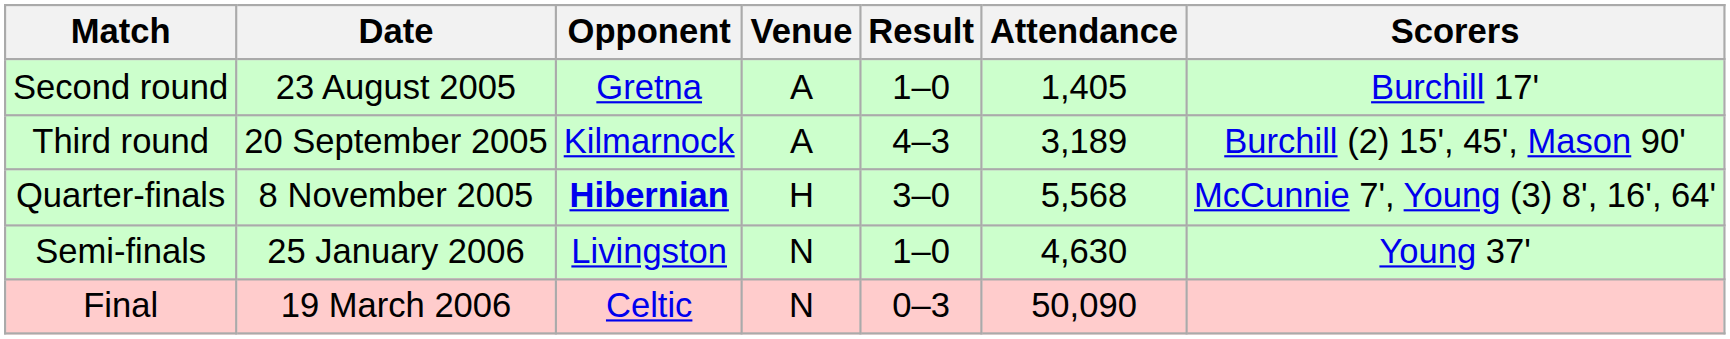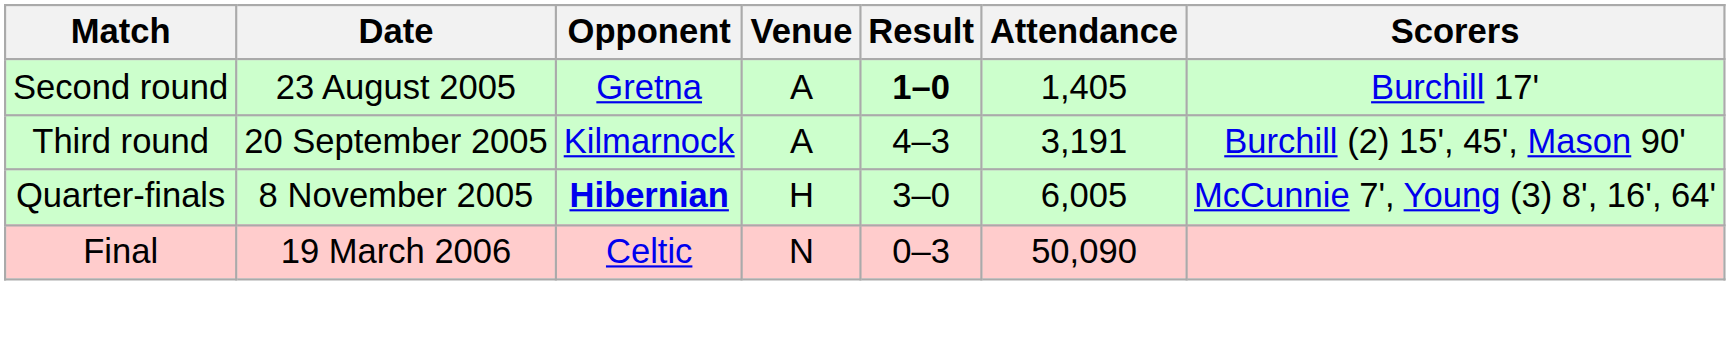(921, 86) normal -> (921, 86) bold
(1084, 141) 3,189 -> (1084, 141) 3,191
(1084, 196) 5,568 -> (1084, 196) 6,005
- row: (121, 251)
